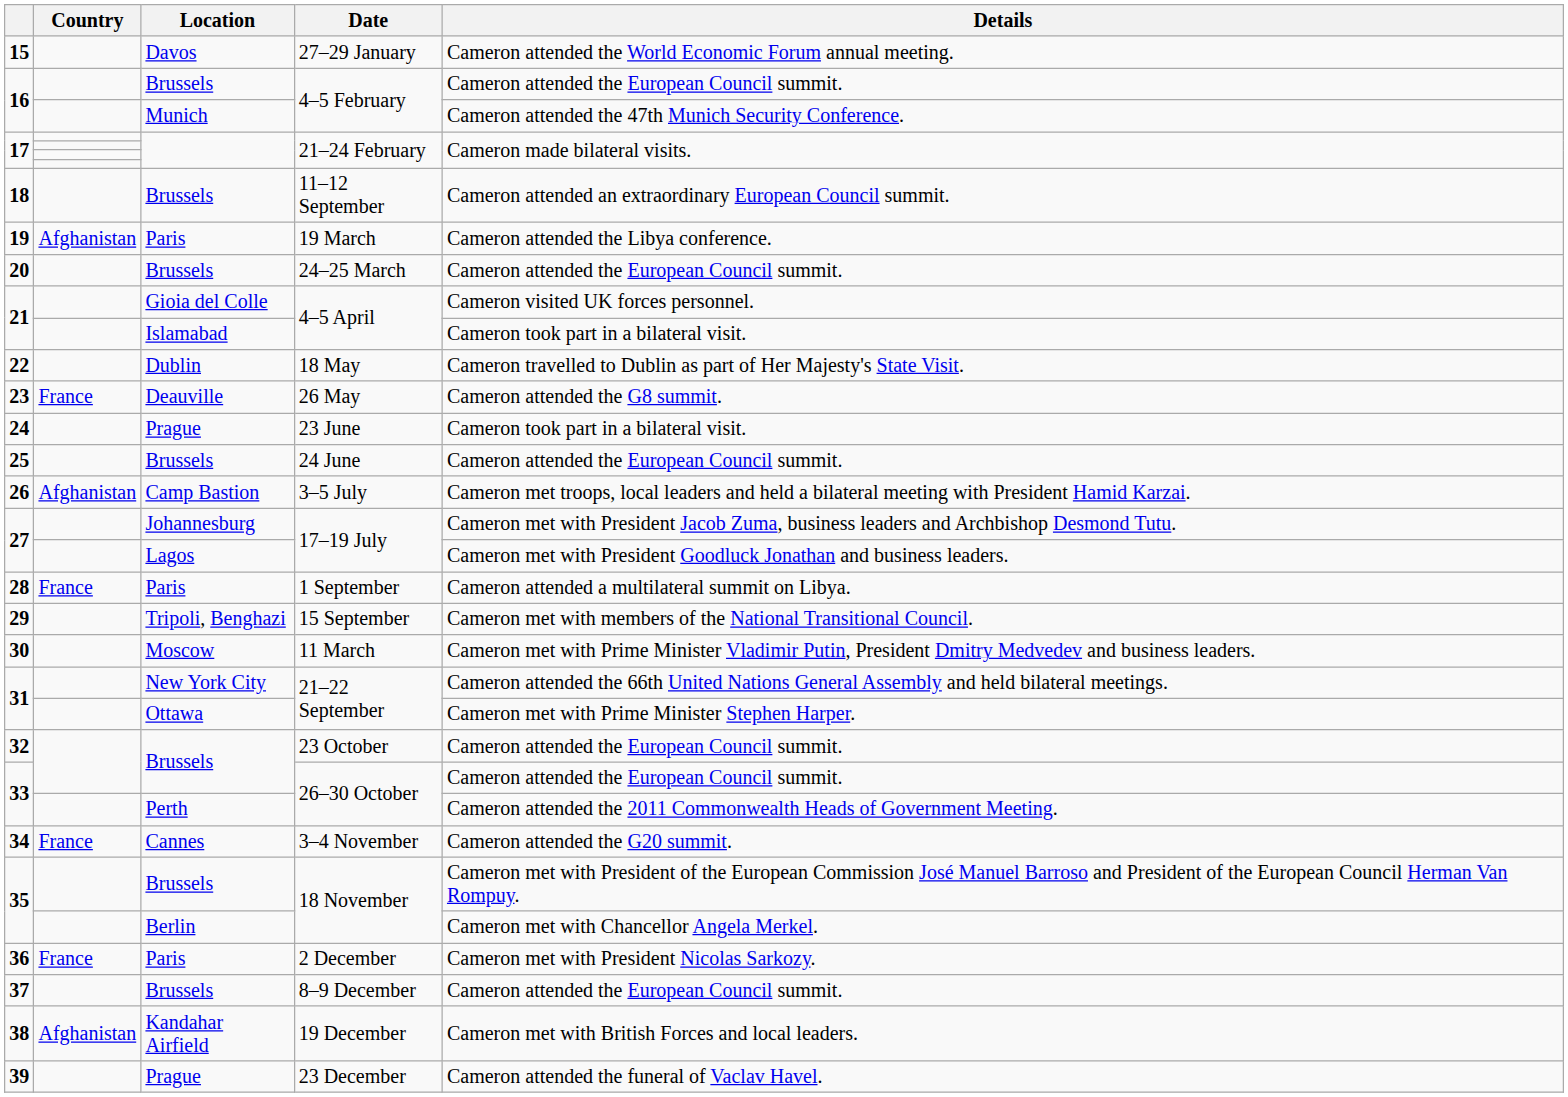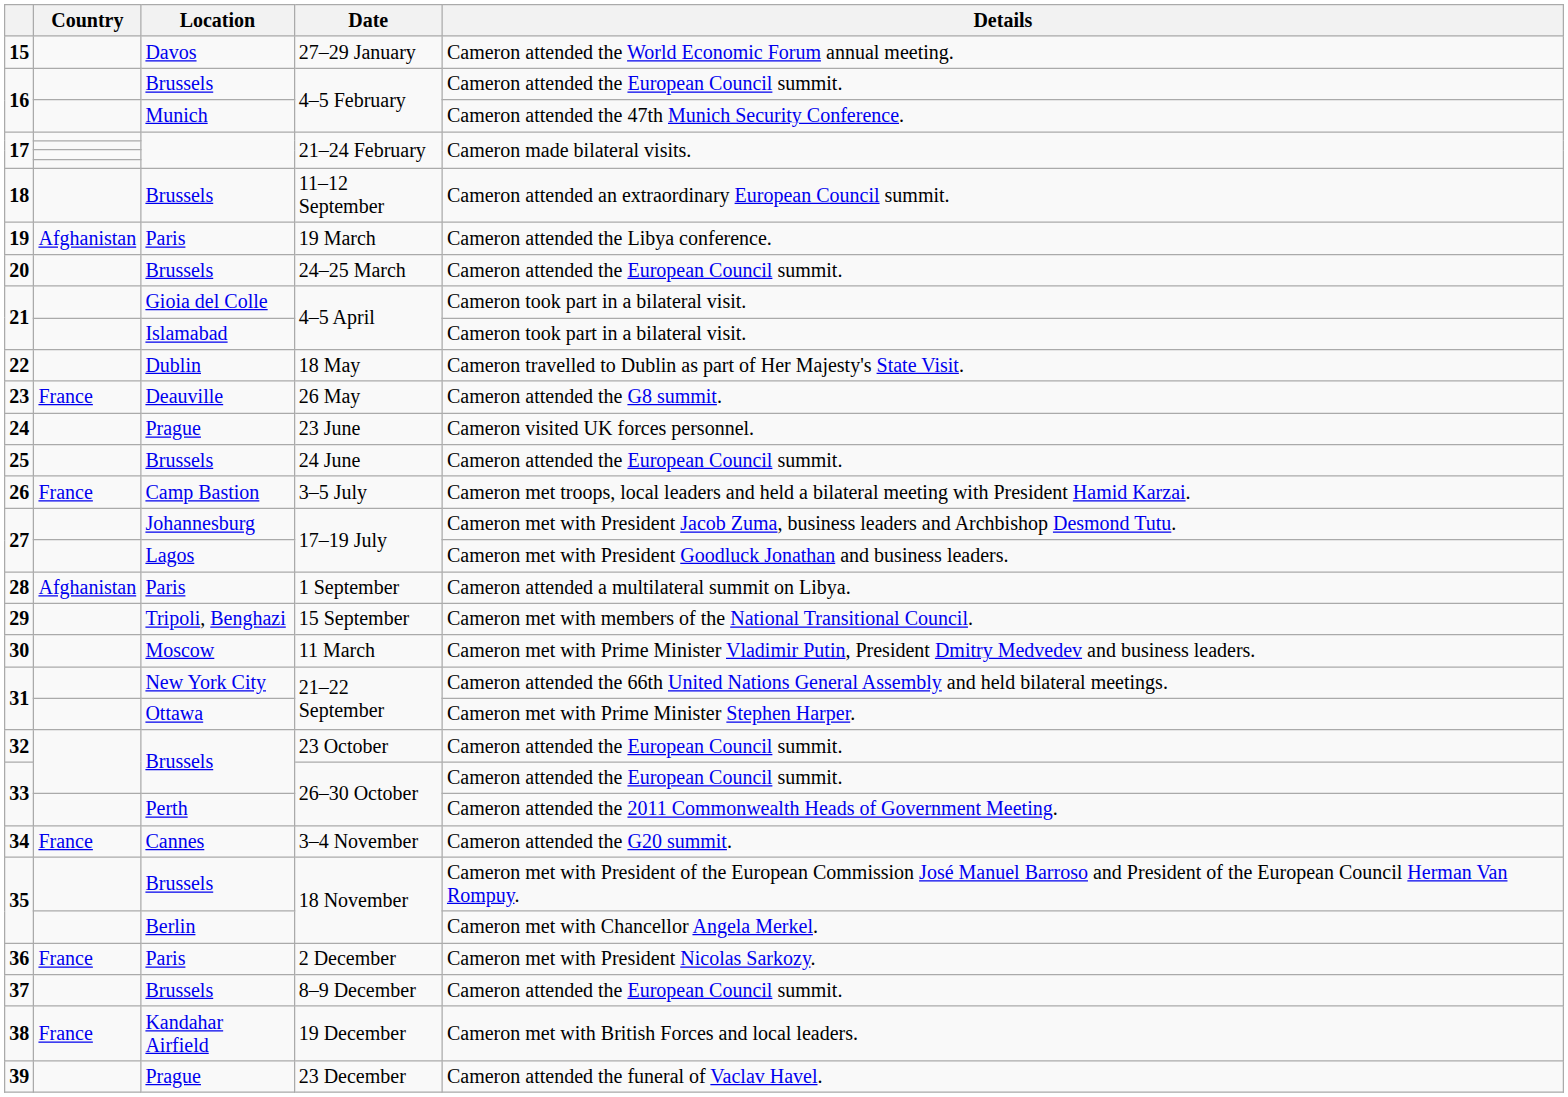(601, 301) Cameron visited UK forces personnel. -> (597, 301) Cameron took part in a bilateral visit.
(597, 428) Cameron took part in a bilateral visit. -> (601, 428) Cameron visited UK forces personnel.
(87, 492) Afghanistan -> (66, 492) France
(66, 587) France -> (87, 587) Afghanistan
(87, 1033) Afghanistan -> (66, 1033) France
